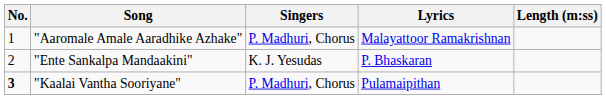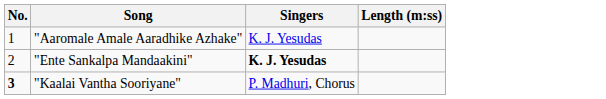- column: (436, 15)
(302, 38) P. Madhuri, Chorus -> (285, 38) K. J. Yesudas
(285, 61) normal -> (287, 61) bold
